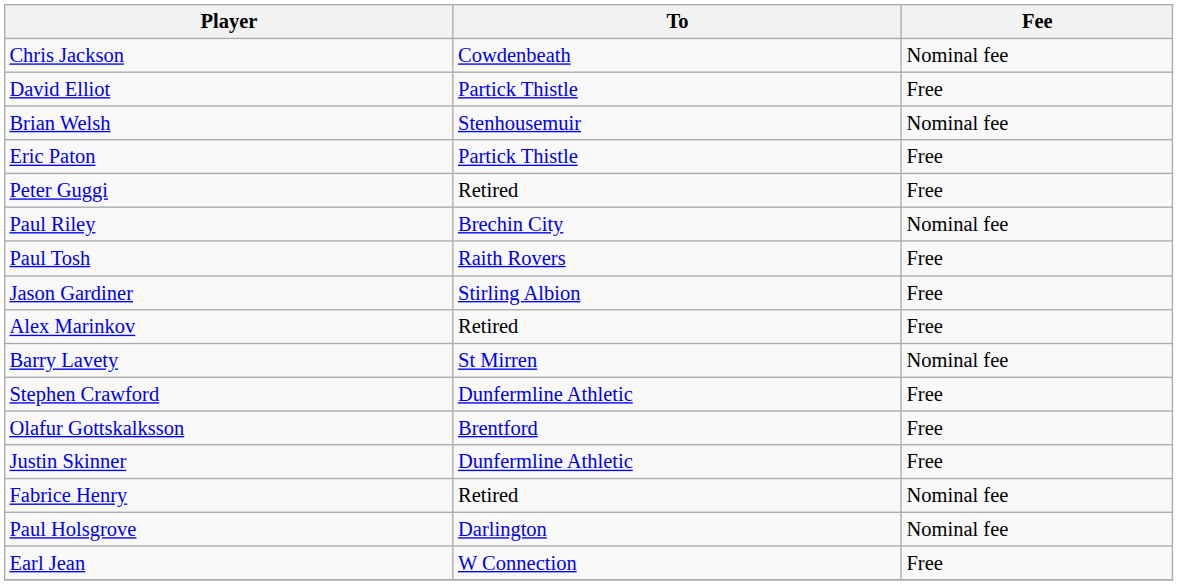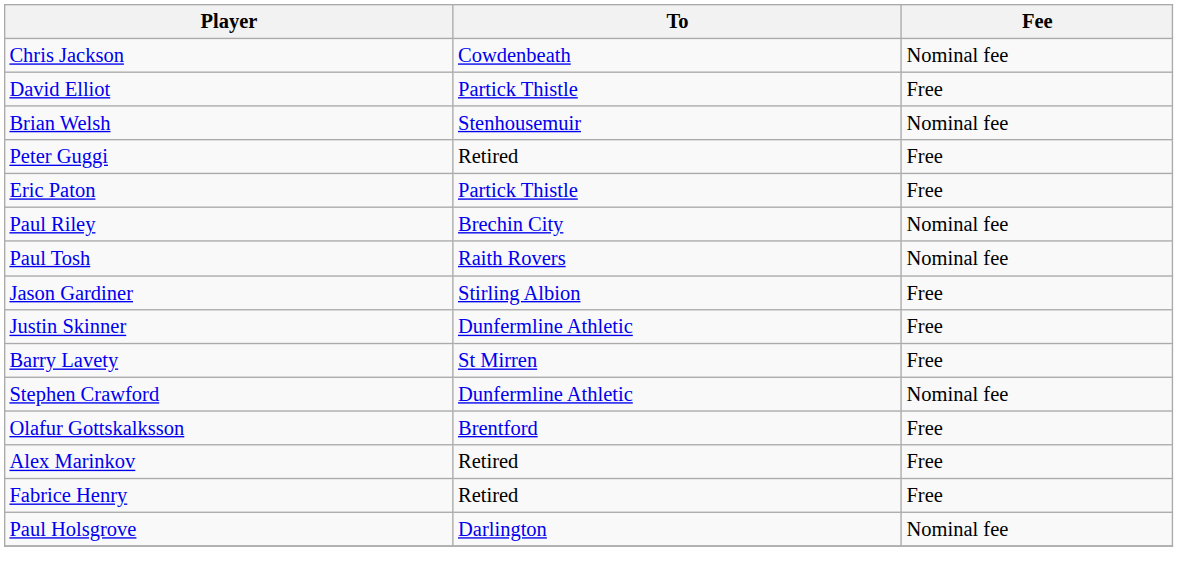rows swapped: (59, 190) <-> (52, 156)
(925, 258) Free -> (957, 258) Nominal fee
rows swapped: (68, 461) <-> (72, 326)
(957, 359) Nominal fee -> (925, 359) Free
(925, 393) Free -> (957, 393) Nominal fee
(957, 495) Nominal fee -> (925, 495) Free
- row: (47, 562)
